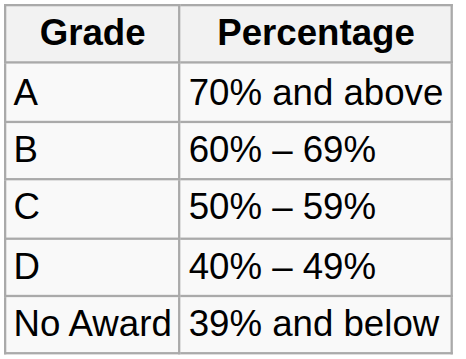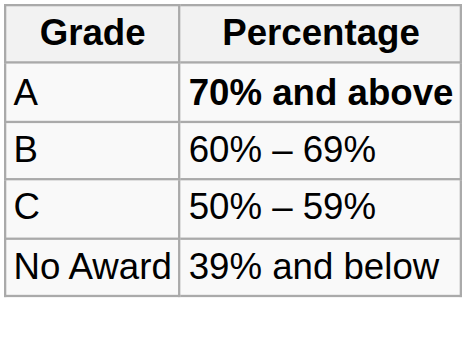(316, 91) normal -> (321, 91) bold
- row: (27, 265)
